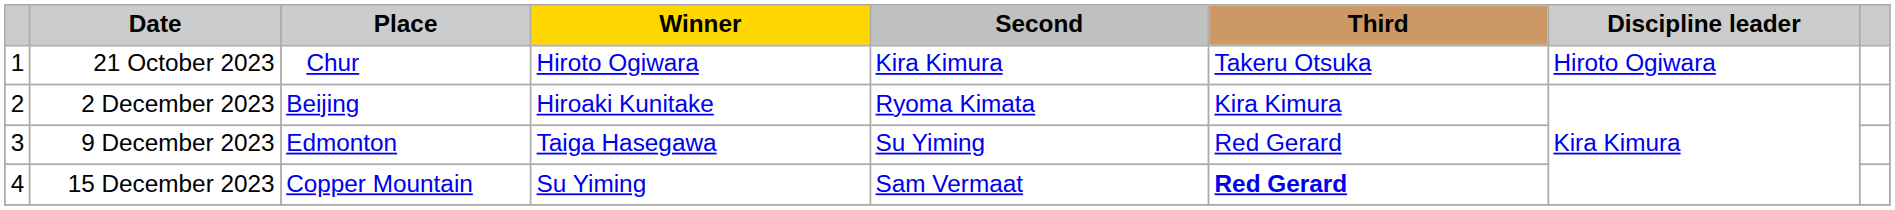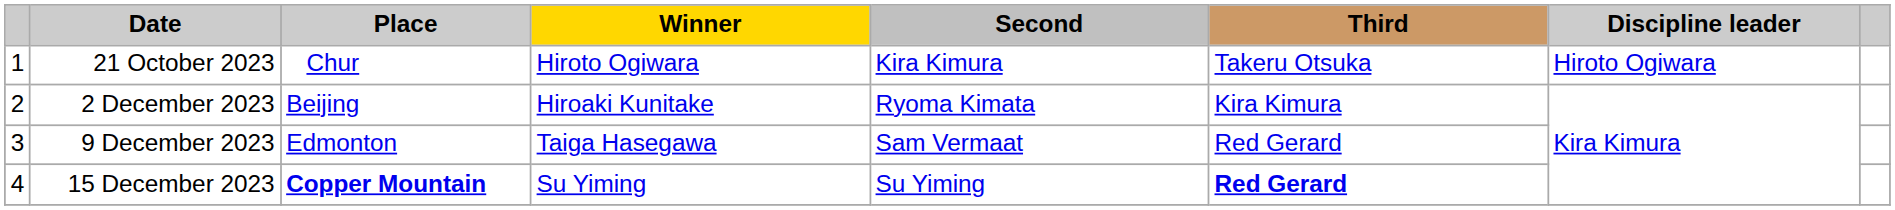(930, 143) Su Yiming -> (949, 143) Sam Vermaat
(380, 183) normal -> (386, 183) bold
(949, 183) Sam Vermaat -> (930, 183) Su Yiming
